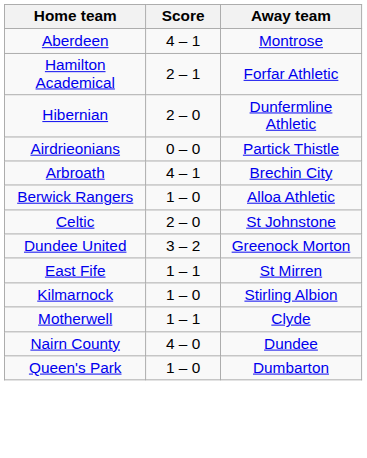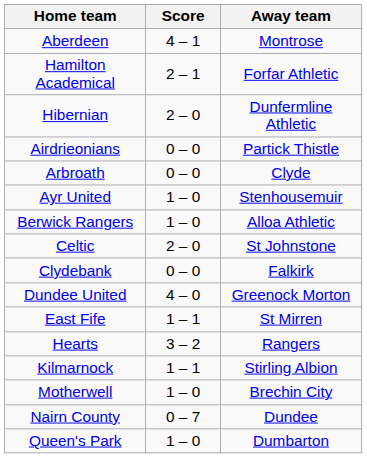(183, 173) 4 – 1 -> (183, 173) 0 – 0
(291, 173) Brechin City -> (291, 173) Clyde
+ row: (75, 197)
+ row: (75, 270)
(183, 246) 3 – 2 -> (183, 294) 4 – 0
+ row: (75, 343)
(183, 294) 1 – 0 -> (183, 367) 1 – 1
(183, 319) 1 – 1 -> (183, 392) 1 – 0
(291, 319) Clyde -> (291, 392) Brechin City
(183, 343) 4 – 0 -> (183, 416) 0 – 7
